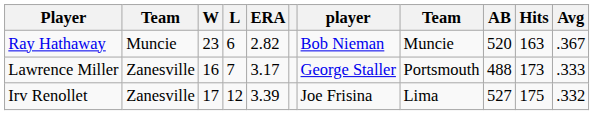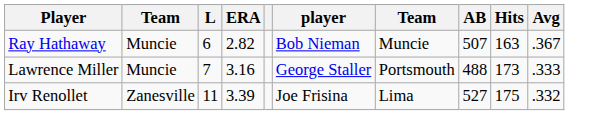- column: (211, 17)
(499, 43) 520 -> (475, 43) 507
(161, 69) Zanesville -> (151, 69) Muncie
(265, 69) 3.17 -> (240, 69) 3.16
(235, 95) 12 -> (210, 95) 11
